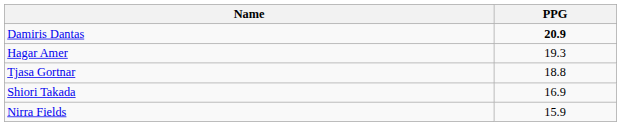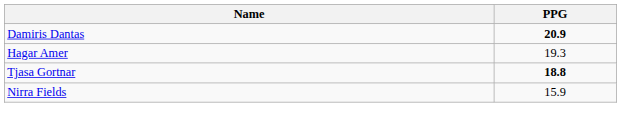(555, 72) normal -> (555, 72) bold
- row: (41, 92)
